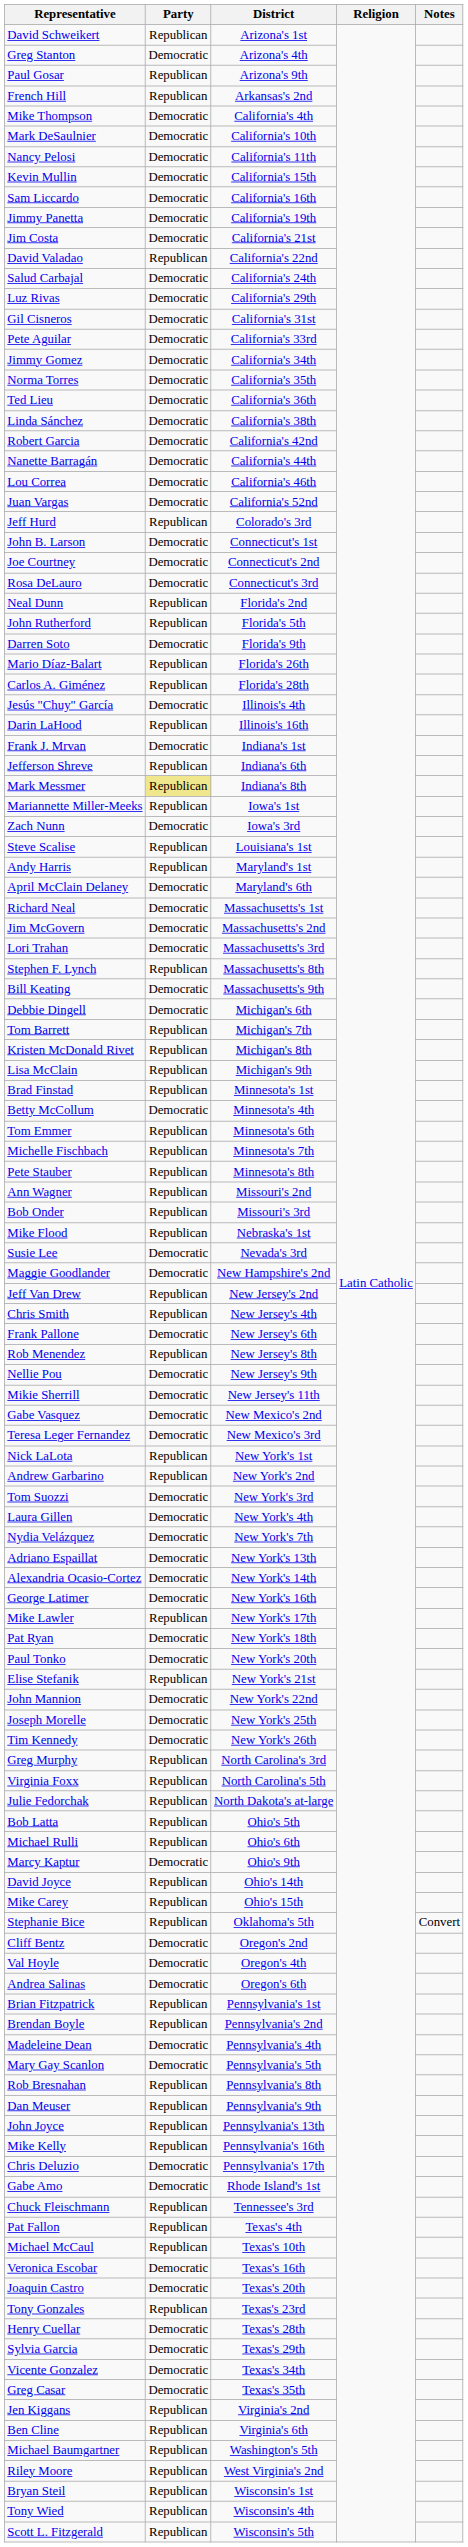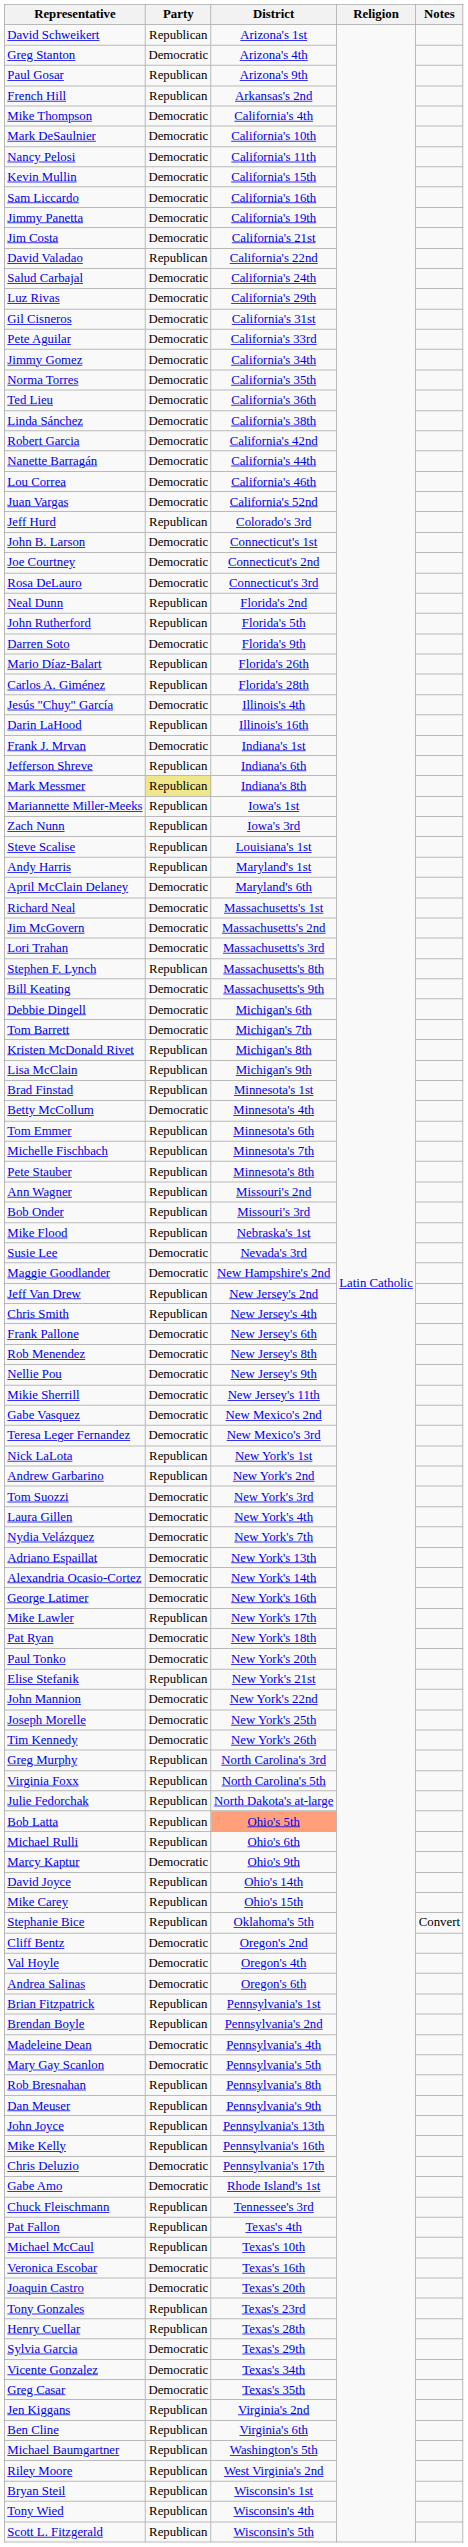(178, 826) Democratic -> (178, 826) Republican
(178, 1029) Republican -> (178, 1029) Democratic
(178, 1354) Republican -> (178, 1354) Democratic
(274, 1821) no background -> (274, 1821) lightsalmon background
(178, 2328) Democratic -> (178, 2328) Republican
